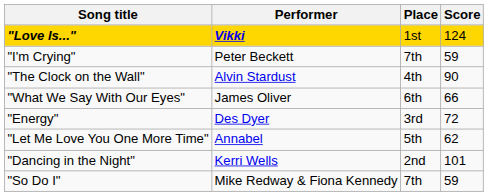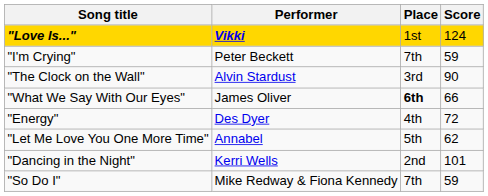(413, 77) 4th -> (413, 77) 3rd
(413, 98) normal -> (414, 98) bold
(413, 118) 3rd -> (413, 118) 4th
